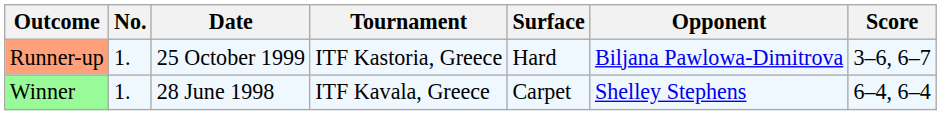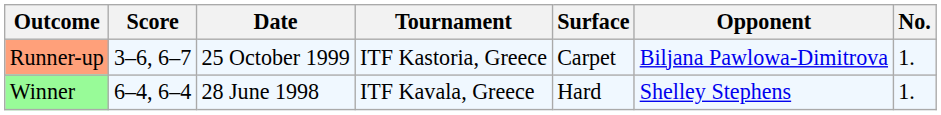columns swapped: (130, 22) <-> (892, 22)
(534, 57) Hard -> (587, 57) Carpet
(542, 92) Carpet -> (579, 92) Hard
